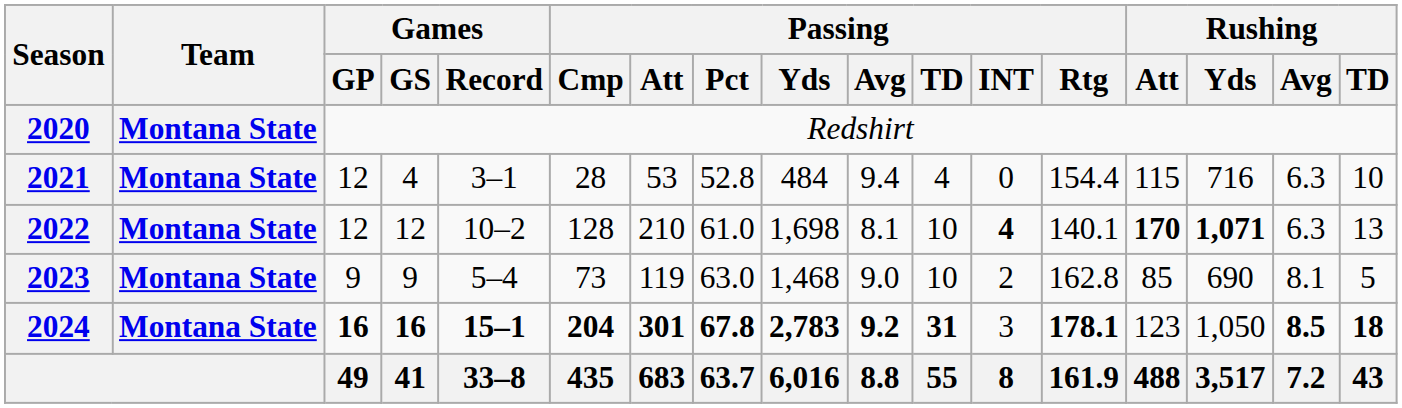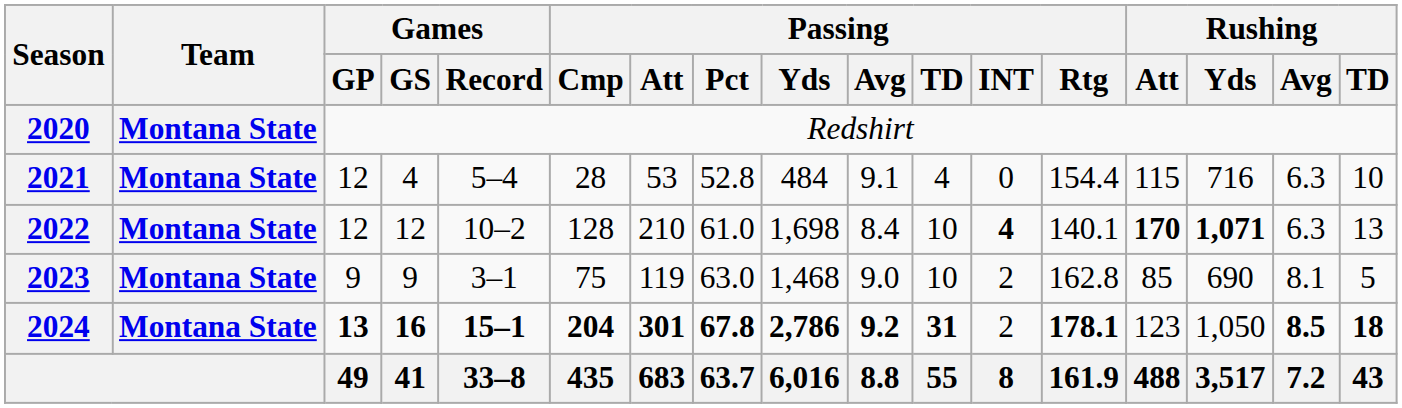(494, 178) 3–1 -> (494, 178) 5–4
(880, 178) 9.4 -> (880, 178) 9.1
(880, 228) 8.1 -> (880, 228) 8.4
(494, 278) 5–4 -> (494, 278) 3–1
(591, 278) 73 -> (591, 278) 75
(353, 327) 16 -> (353, 327) 13
(804, 327) 2,783 -> (804, 327) 2,786
(1006, 327) 3 -> (1006, 327) 2
